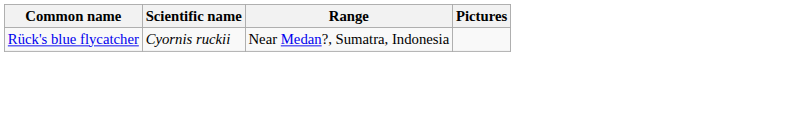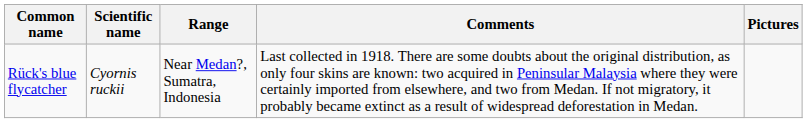+ column: (500, 24)
